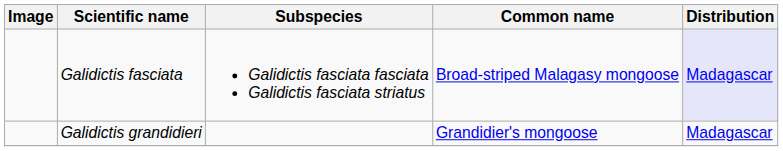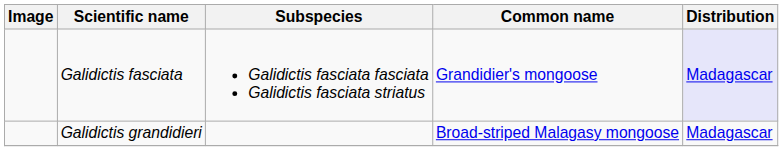(557, 75) Broad-striped Malagasy mongoose -> (517, 75) Grandidier's mongoose
(517, 133) Grandidier's mongoose -> (557, 133) Broad-striped Malagasy mongoose
